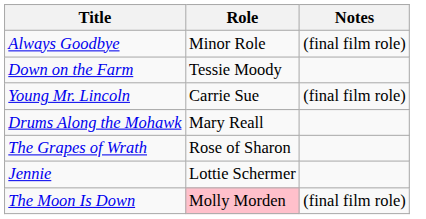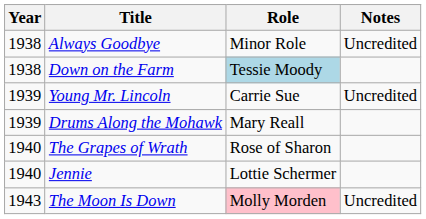+ column: (25, 17)
(355, 43) (final film role) -> (380, 43) Uncredited
(235, 69) no background -> (276, 69) lightblue background
(355, 95) (final film role) -> (380, 95) Uncredited
(355, 200) (final film role) -> (380, 200) Uncredited
